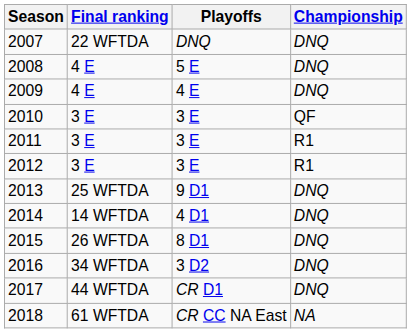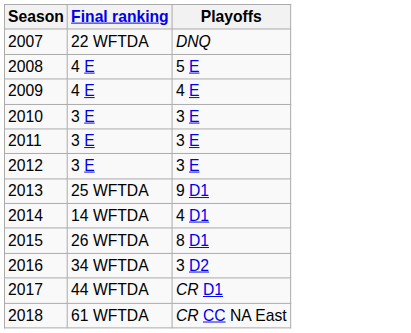- column: (348, 16)
